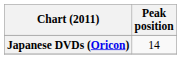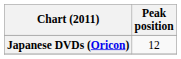(154, 44) 14 -> (154, 44) 12
